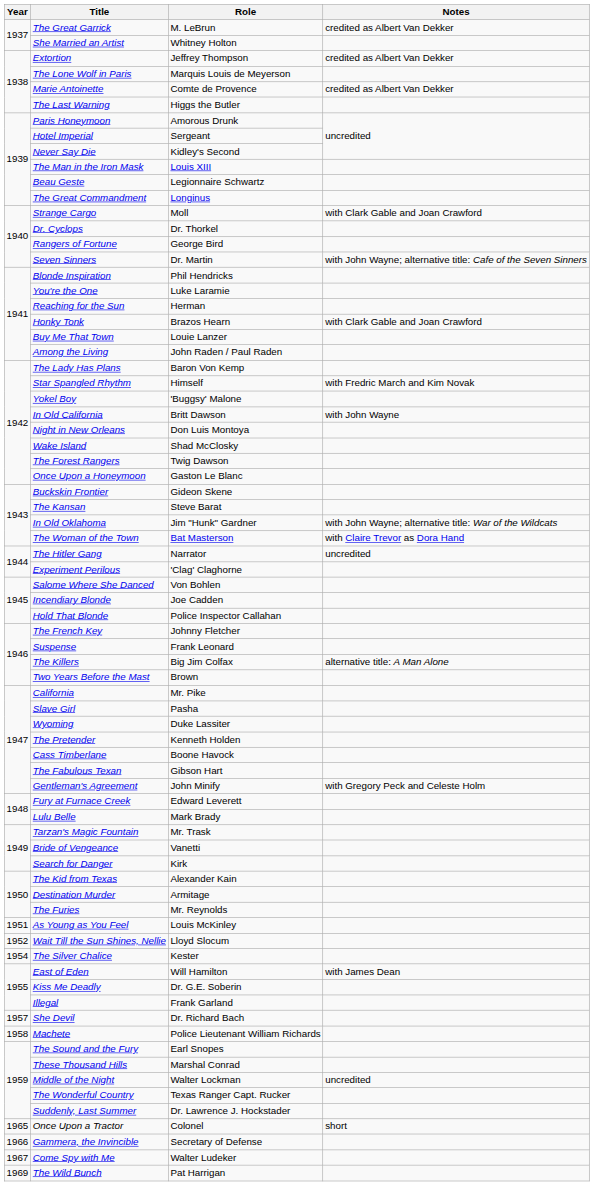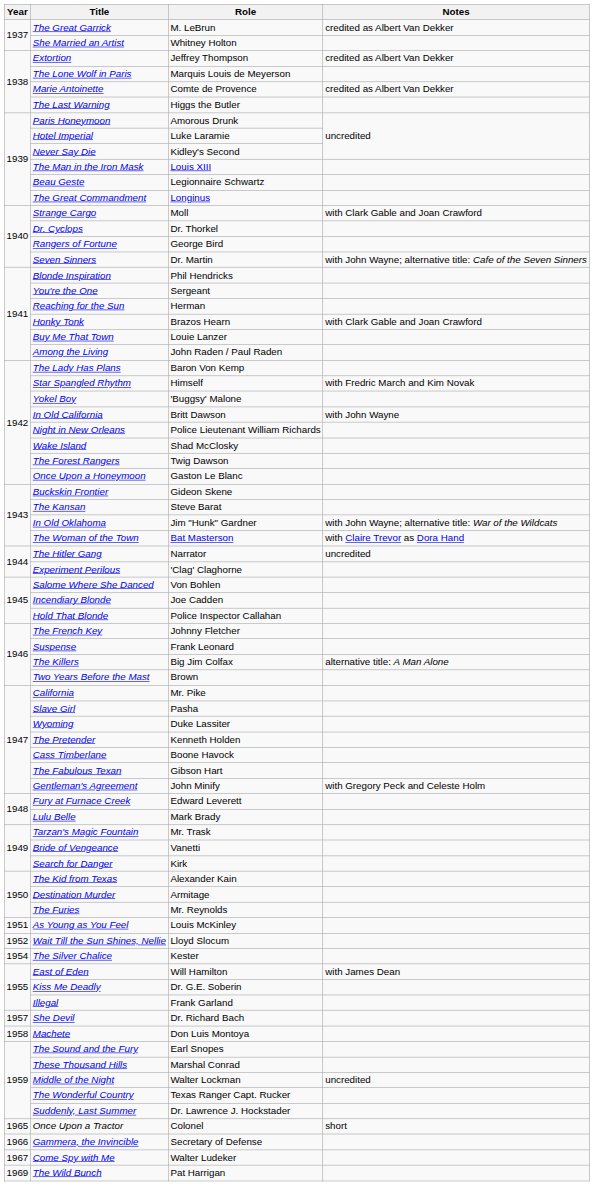(190, 136) Sergeant -> (200, 136) Luke Laramie
(200, 290) Luke Laramie -> (190, 290) Sergeant
(210, 430) Don Luis Montoya -> (246, 430) Police Lieutenant William Richards
(246, 1033) Police Lieutenant William Richards -> (210, 1033) Don Luis Montoya
